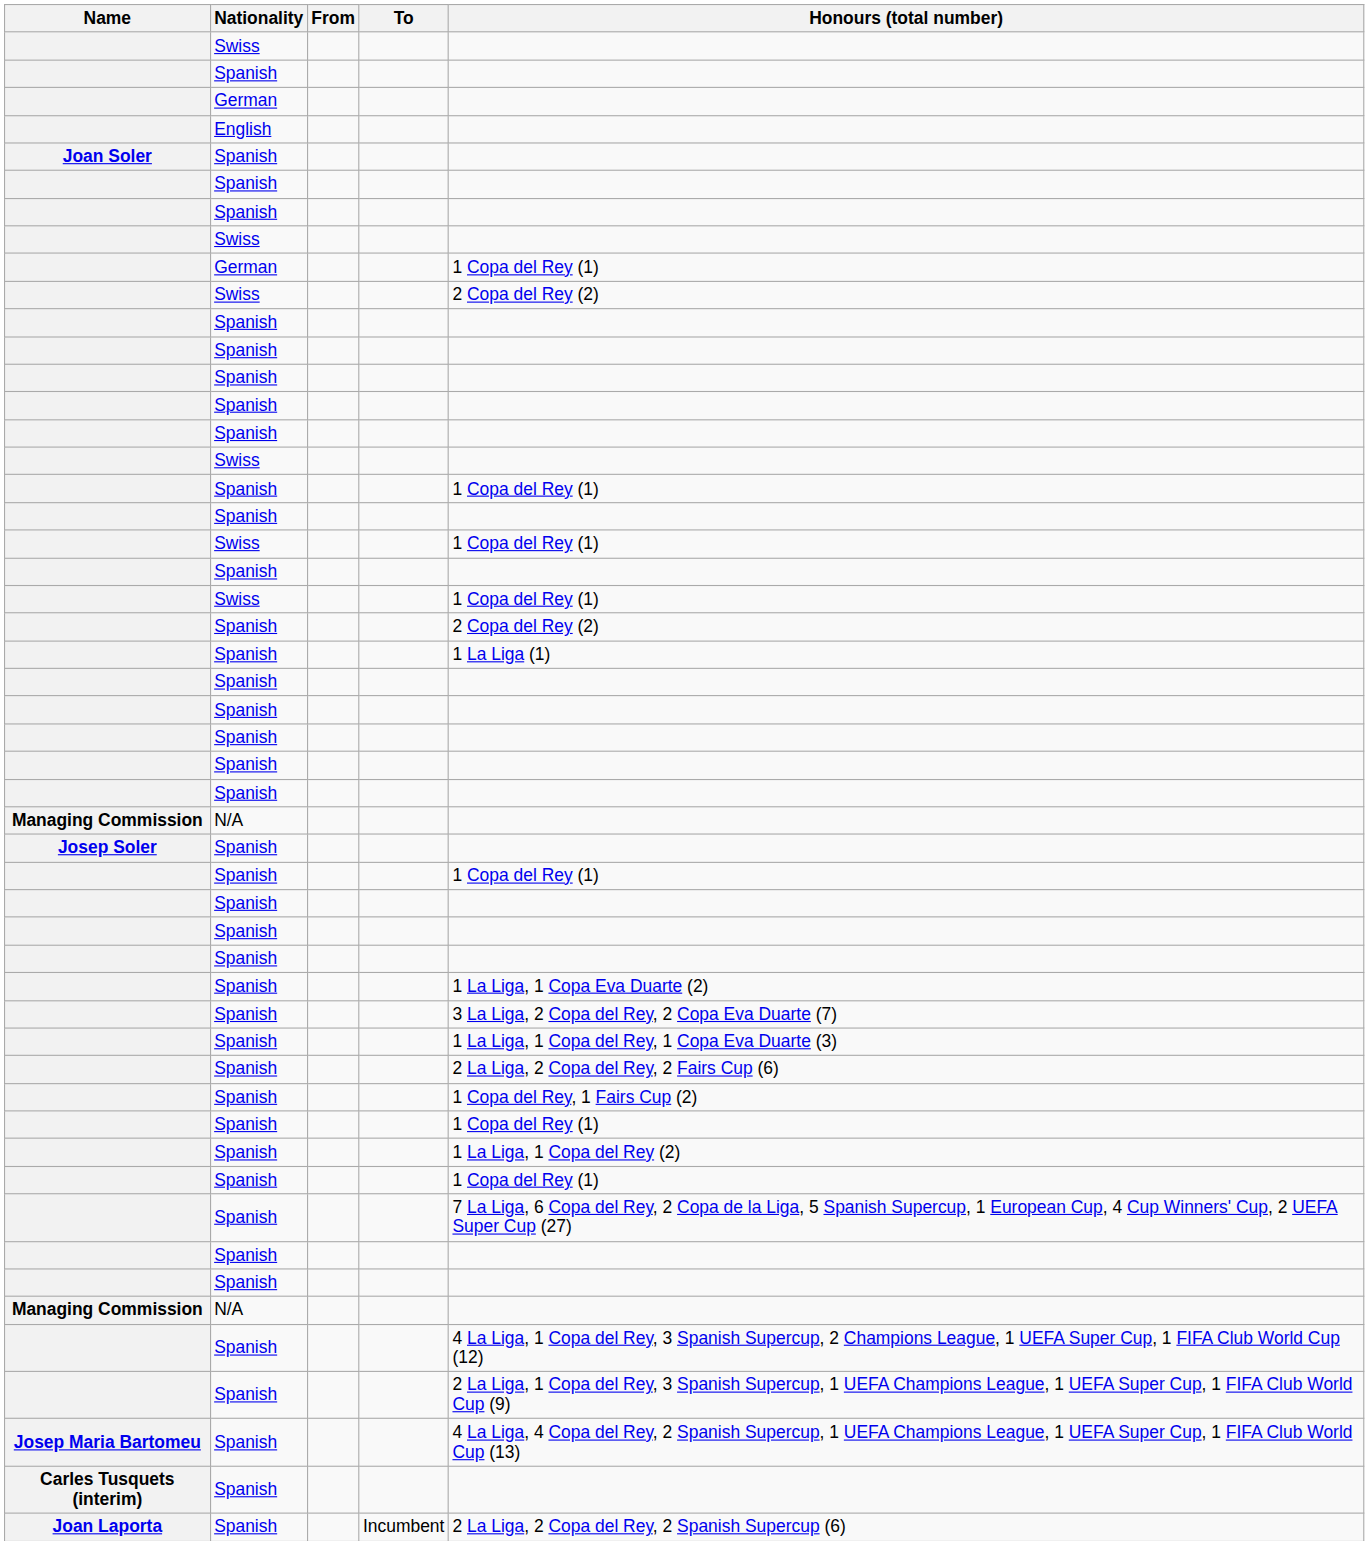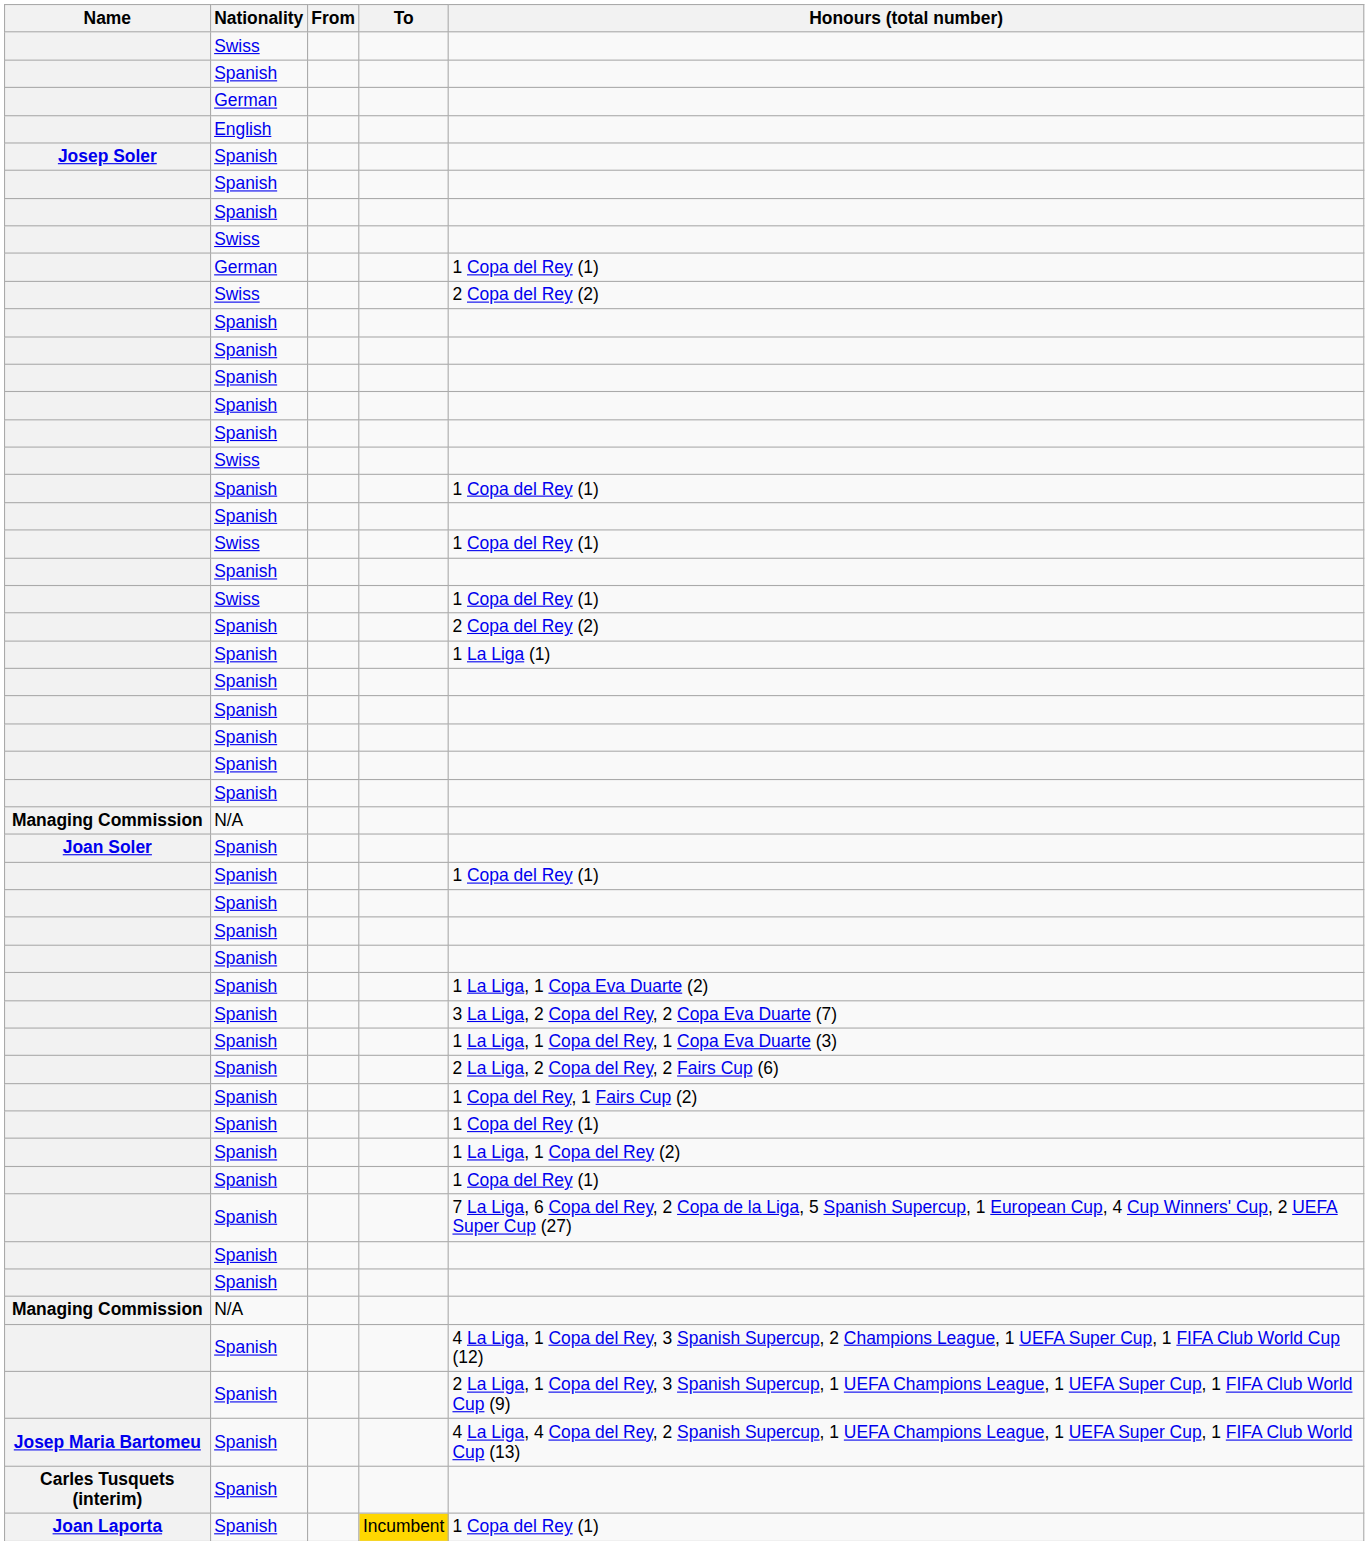rows swapped: (107, 848) <-> (107, 156)
(404, 1527) no background -> (404, 1527) gold background
(649, 1527) 2 La Liga, 2 Copa del Rey, 2 Spanish Supercup (6) -> (526, 1527) 1 Copa del Rey (1)
